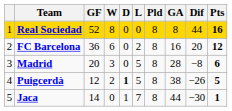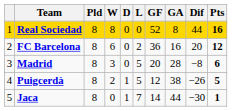columns swapped: (155, 13) <-> (94, 13)
(126, 81) bold -> (127, 81) normal
